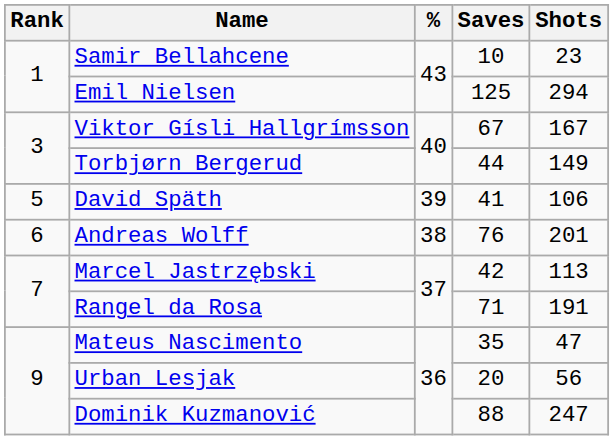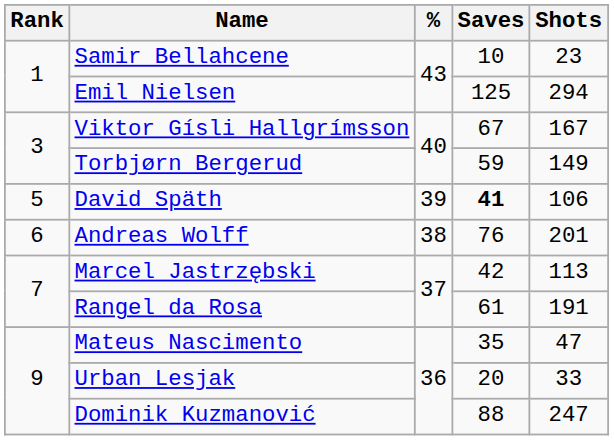(491, 166) 44 -> (491, 166) 59
(491, 202) normal -> (491, 202) bold
(491, 309) 71 -> (491, 309) 61
(569, 381) 56 -> (569, 381) 33
